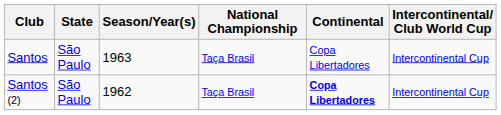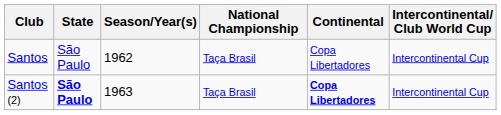(117, 57) 1963 -> (118, 57) 1962
(74, 92) normal -> (75, 92) bold
(117, 92) 1962 -> (118, 92) 1963
